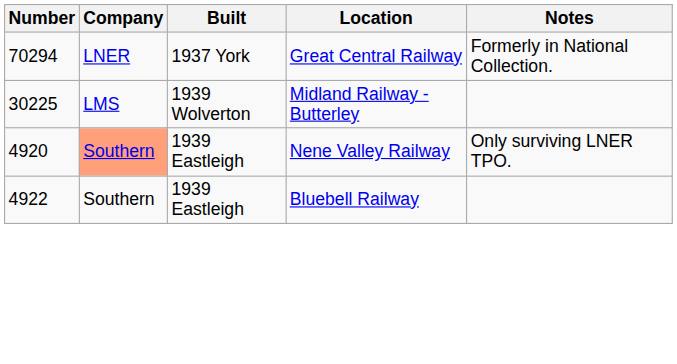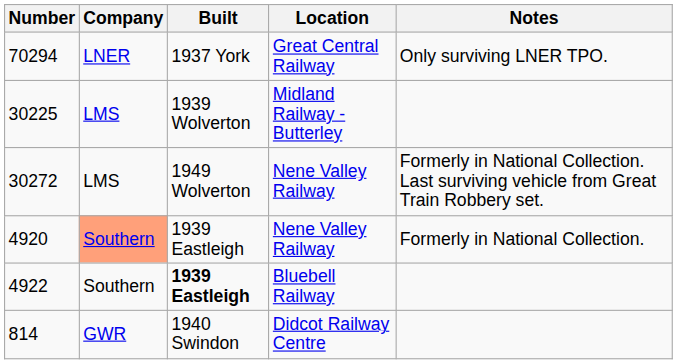(549, 56) Formerly in National Collection. -> (504, 56) Only surviving LNER TPO.
+ row: (33, 181)
(552, 151) Only surviving LNER TPO. -> (522, 239) Formerly in National Collection.
(208, 199) normal -> (211, 286) bold
+ row: (23, 334)
